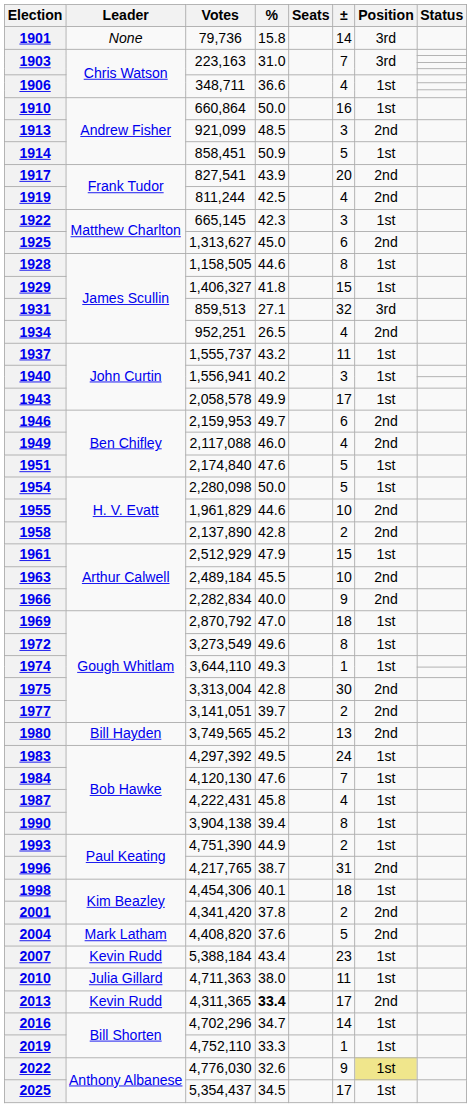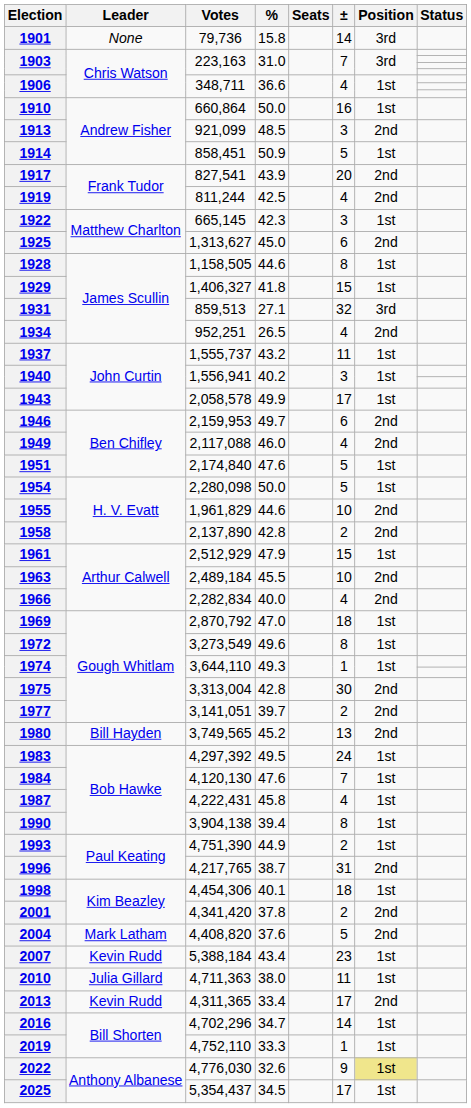(344, 599) 9 -> (344, 599) 4
(272, 1001) bold -> (272, 1001) normal
